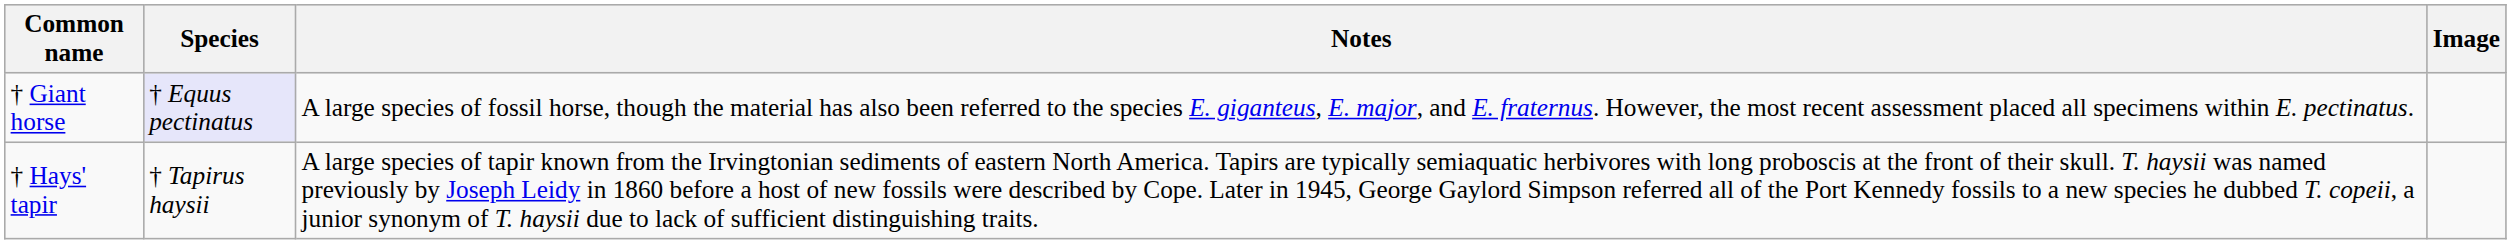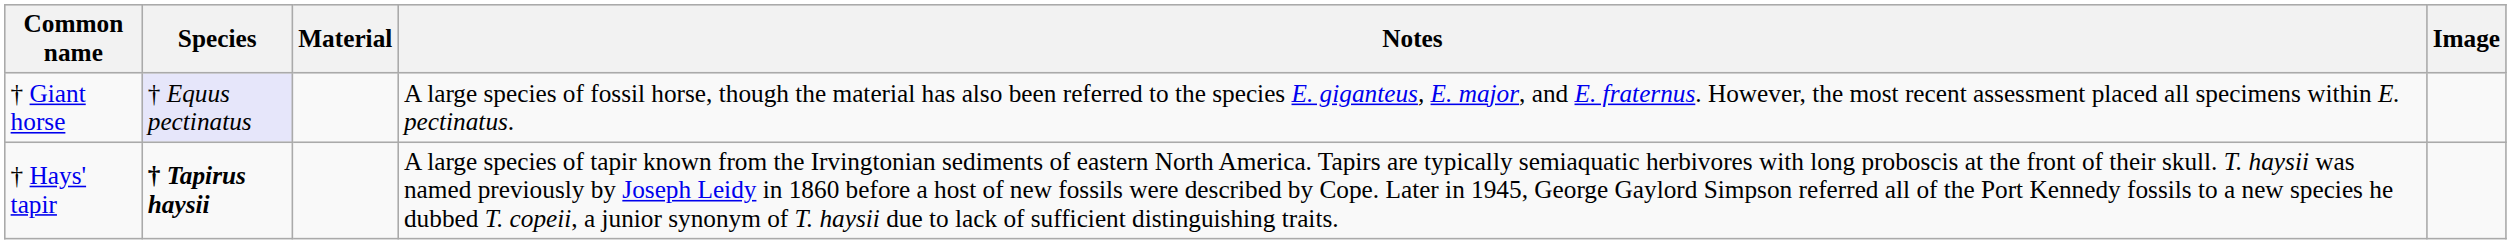+ column: (345, 38)
(197, 190) normal -> (197, 190) bold
